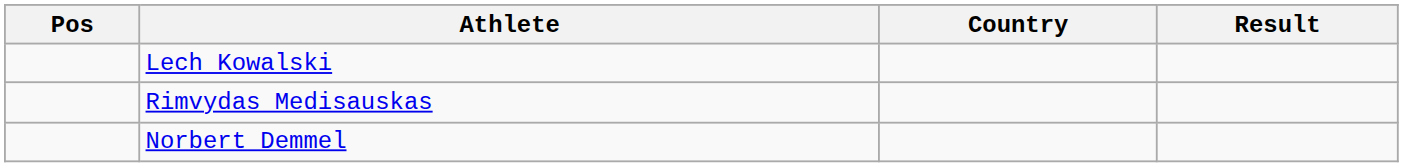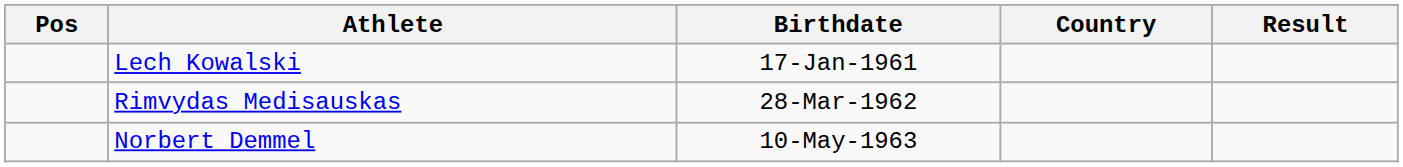+ column: (838, 24)
